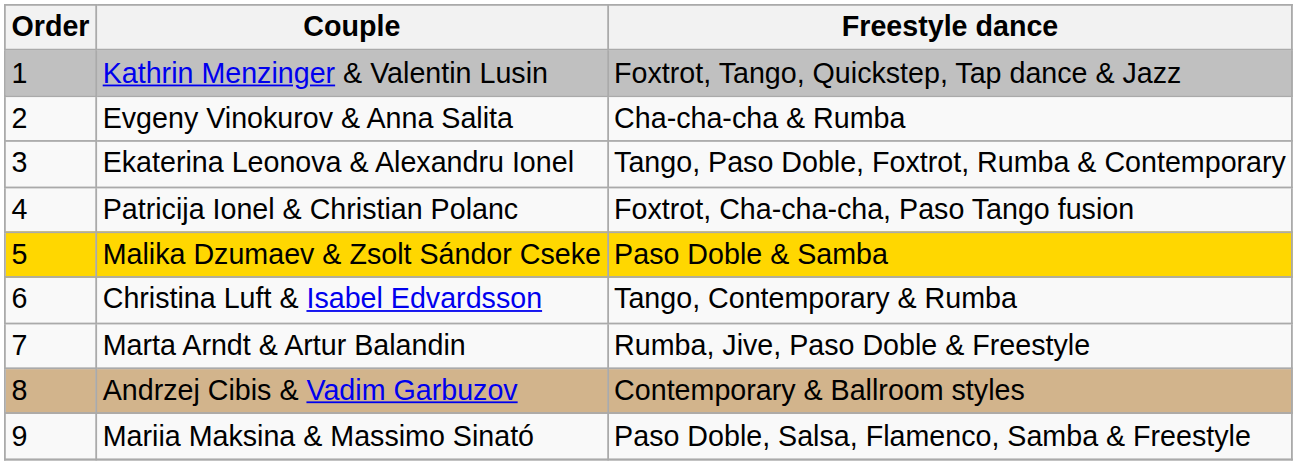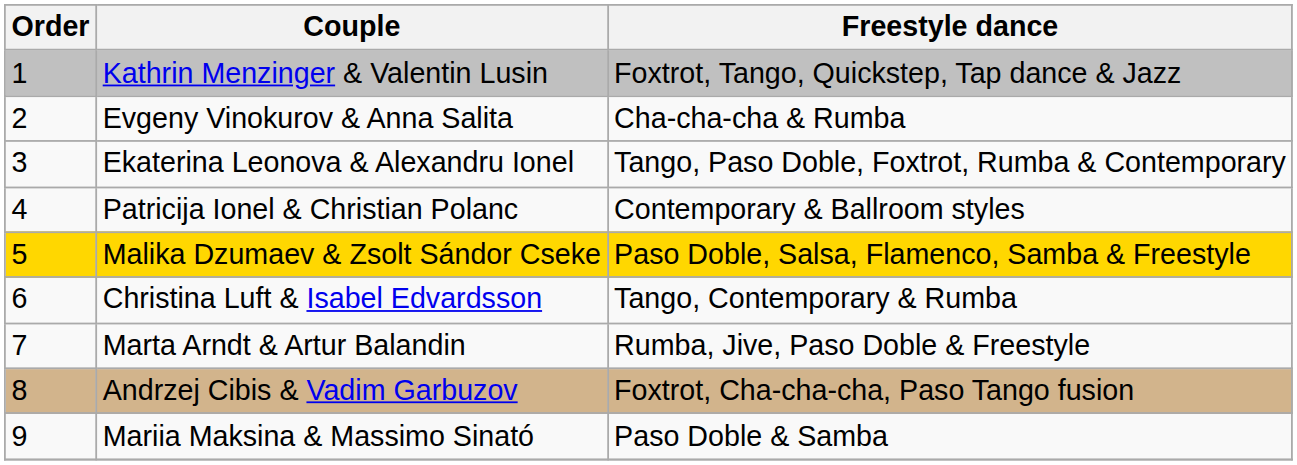(874, 208) Foxtrot, Cha-cha-cha, Paso Tango fusion -> (819, 208) Contemporary & Ballroom styles
(751, 254) Paso Doble & Samba -> (932, 254) Paso Doble, Salsa, Flamenco, Samba & Freestyle
(819, 390) Contemporary & Ballroom styles -> (874, 390) Foxtrot, Cha-cha-cha, Paso Tango fusion
(932, 436) Paso Doble, Salsa, Flamenco, Samba & Freestyle -> (751, 436) Paso Doble & Samba
